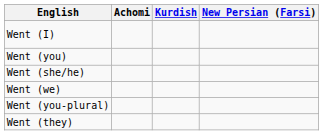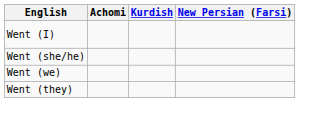- row: (37, 57)
- row: (58, 106)
